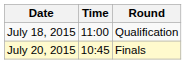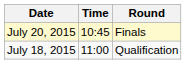rows swapped: (41, 31) <-> (41, 50)
